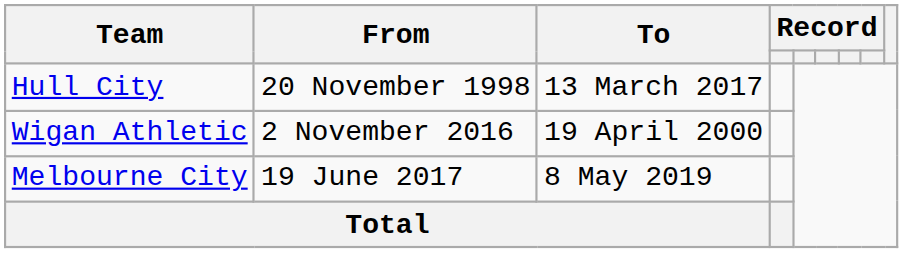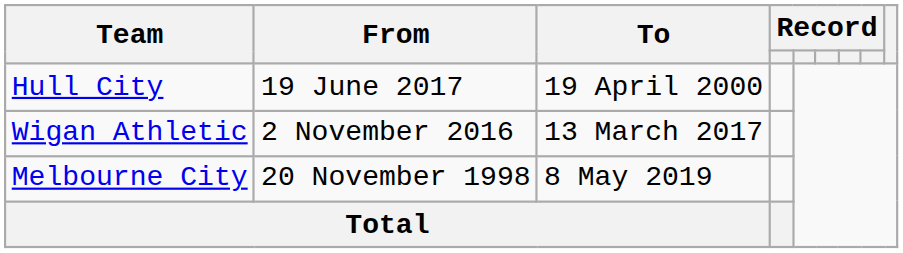(396, 87) 20 November 1998 -> (362, 87) 19 June 2017
(654, 87) 13 March 2017 -> (654, 87) 19 April 2000
(654, 133) 19 April 2000 -> (654, 133) 13 March 2017
(362, 179) 19 June 2017 -> (396, 179) 20 November 1998
